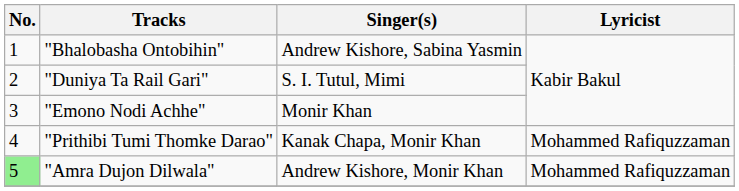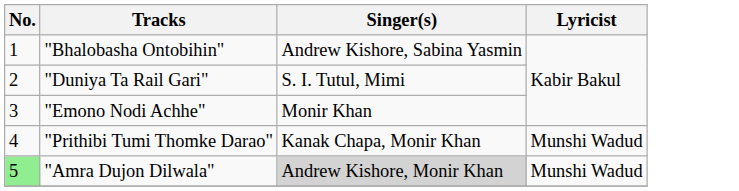(630, 141) Mohammed Rafiquzzaman -> (587, 141) Munshi Wadud
(392, 171) no background -> (392, 171) lightgrey background
(630, 171) Mohammed Rafiquzzaman -> (587, 171) Munshi Wadud
